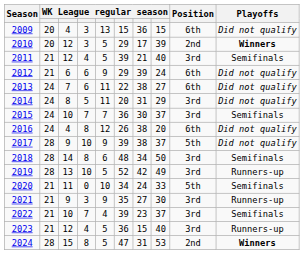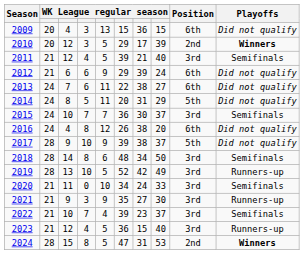(193, 101) 3rd -> (193, 101) 5th
(193, 186) 5th -> (193, 186) 3rd
